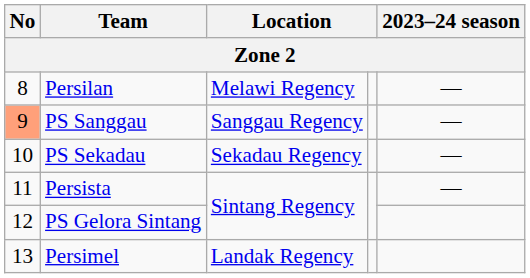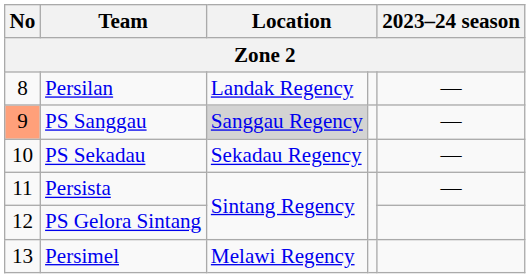(283, 88) Melawi Regency -> (282, 88) Landak Regency
(287, 121) no background -> (287, 121) lightgrey background
(282, 255) Landak Regency -> (283, 255) Melawi Regency
